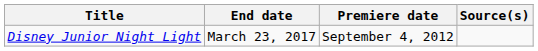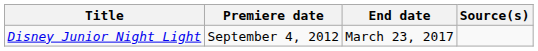columns swapped: (388, 15) <-> (262, 15)
